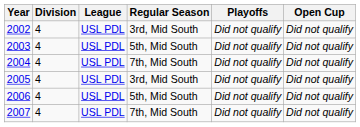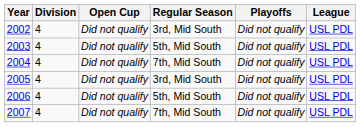columns swapped: (103, 12) <-> (319, 12)
